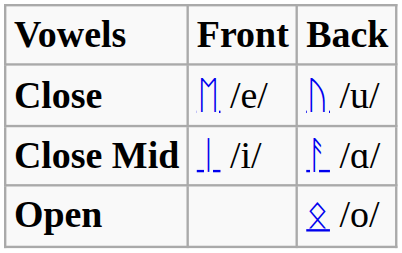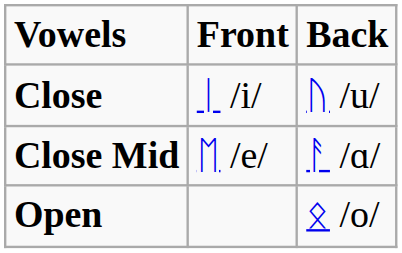(232, 94) ᛖ /e/ -> (229, 94) ᛁ /i/
(229, 154) ᛁ /i/ -> (232, 154) ᛖ /e/
